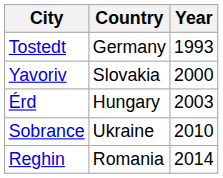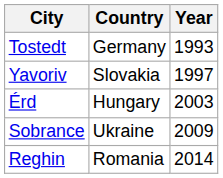(194, 74) 2000 -> (194, 74) 1997
(194, 131) 2010 -> (194, 131) 2009
